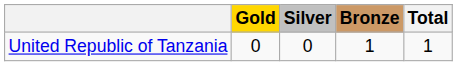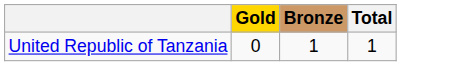- column: (308, 18)
